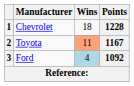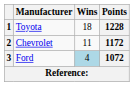(34, 27) Chevrolet -> (29, 27) Toyota
(29, 42) Toyota -> (34, 42) Chevrolet
(87, 42) lightsalmon background -> (87, 42) no background
(114, 42) 1167 -> (114, 42) 1172
(114, 58) 1092 -> (114, 58) 1072
